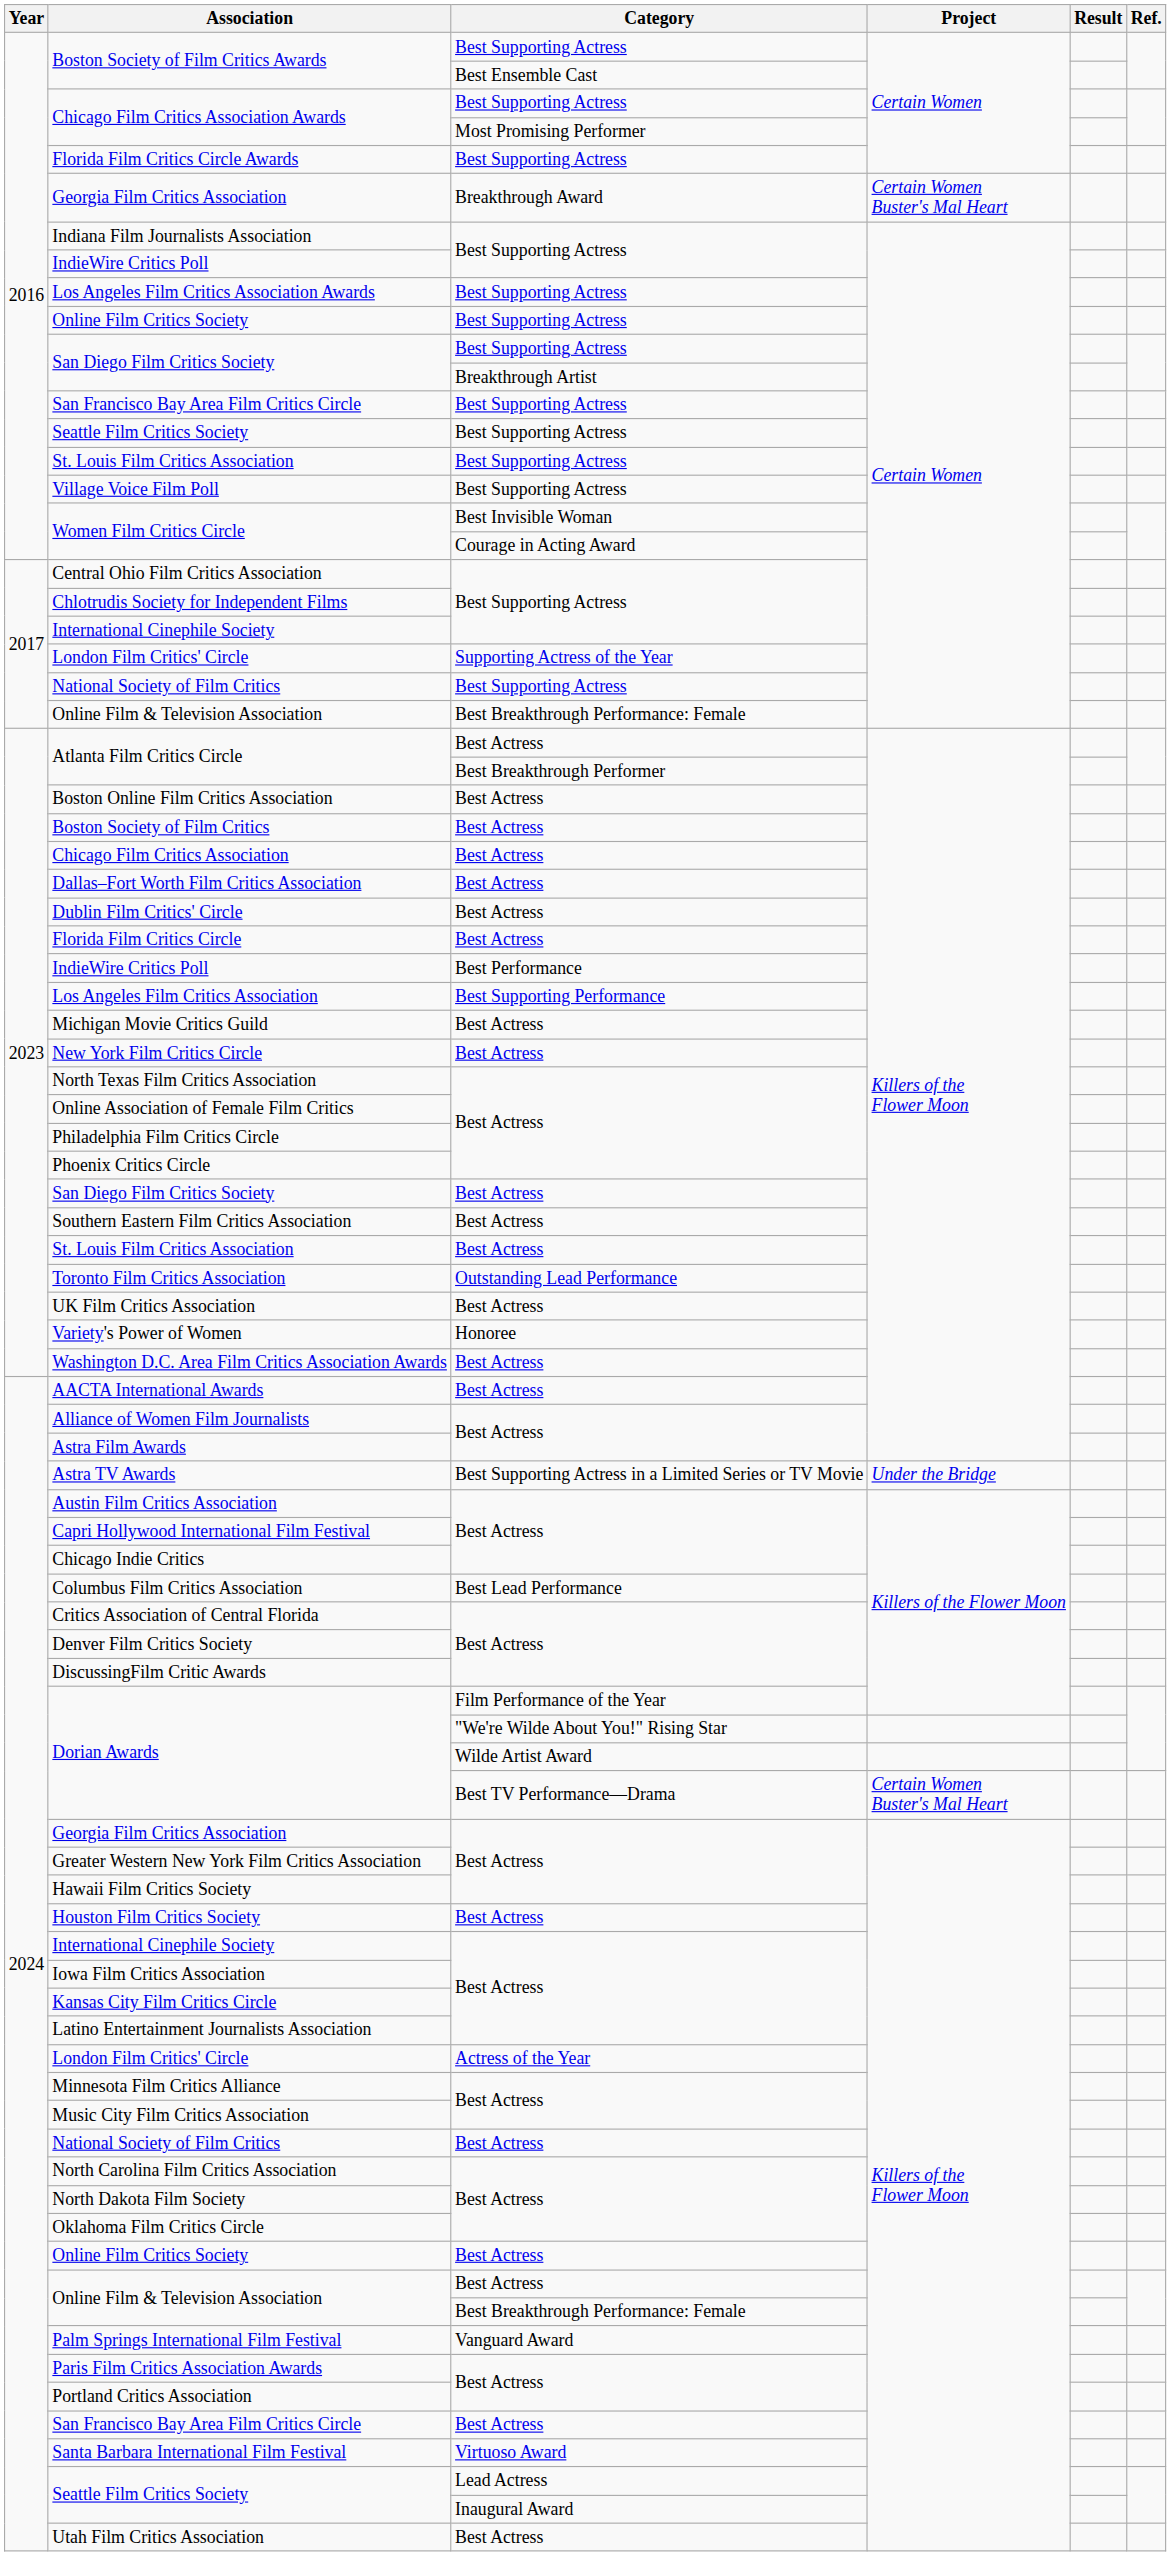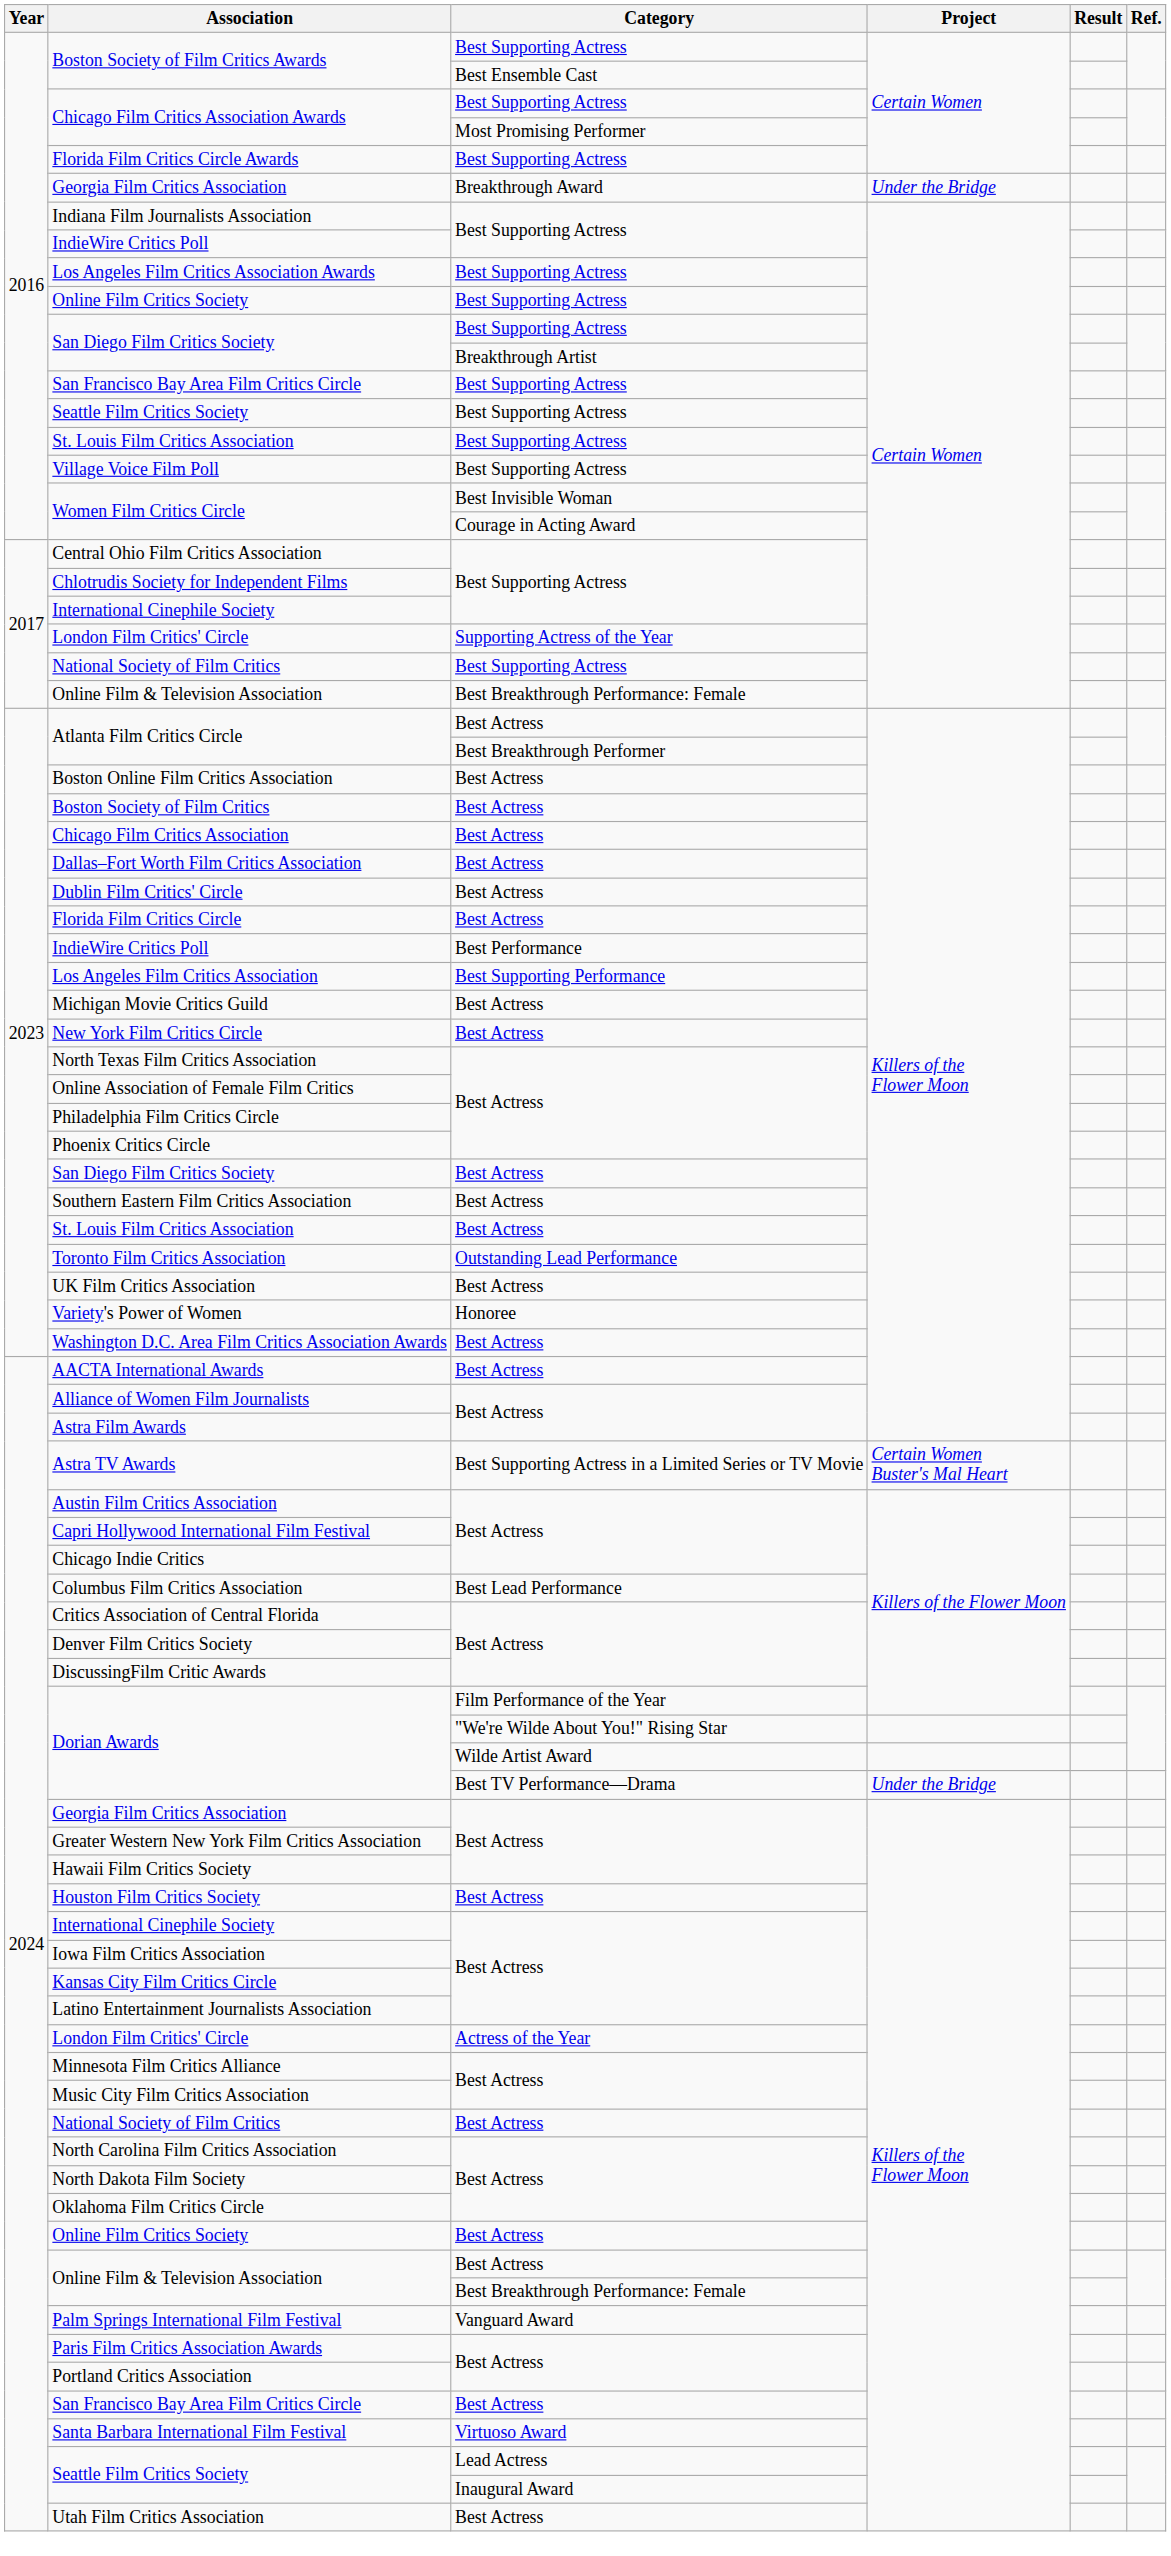(940, 197) Certain Women Buster's Mal Heart -> (934, 187) Under the Bridge
(934, 1475) Under the Bridge -> (940, 1465) Certain Women Buster's Mal Heart
(940, 1794) Certain Women Buster's Mal Heart -> (934, 1784) Under the Bridge
